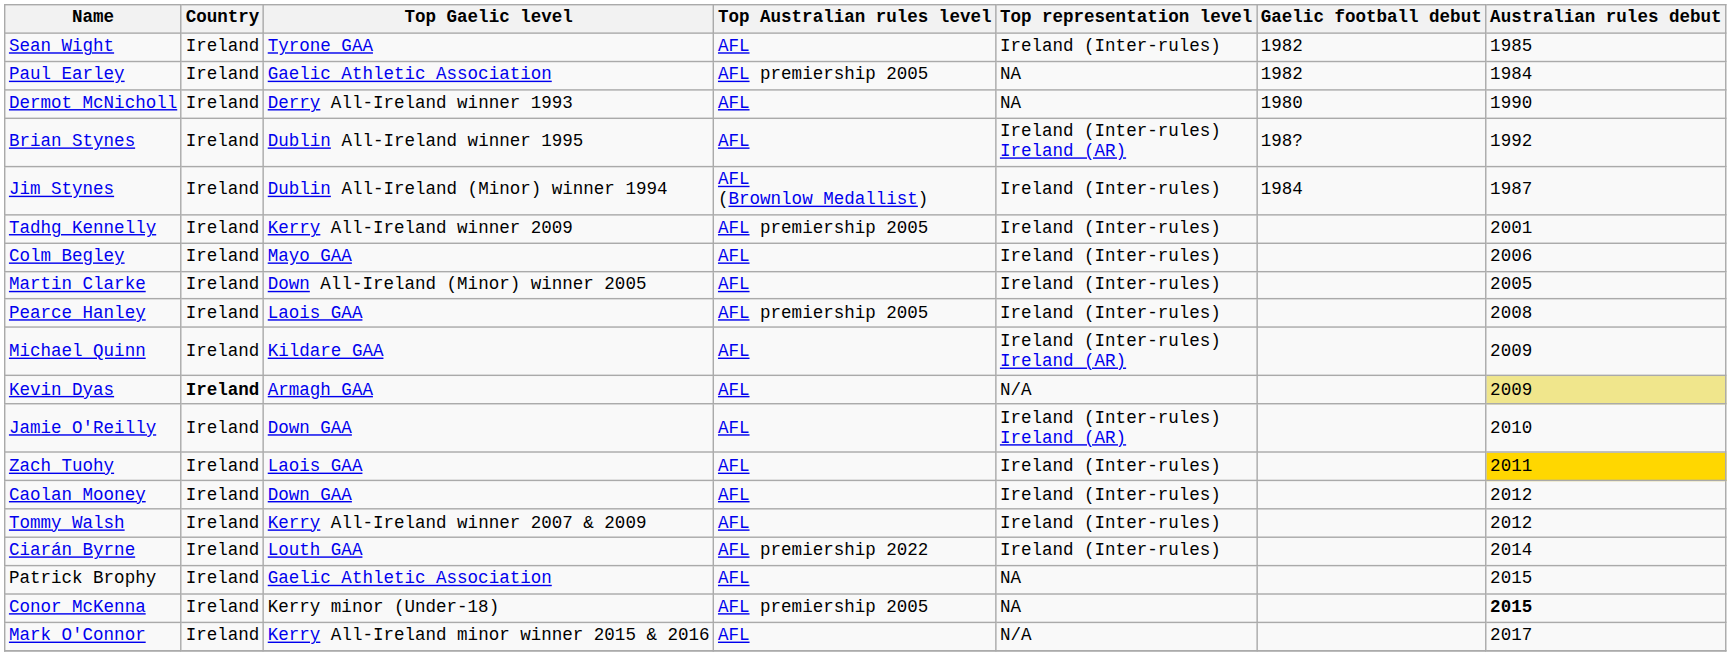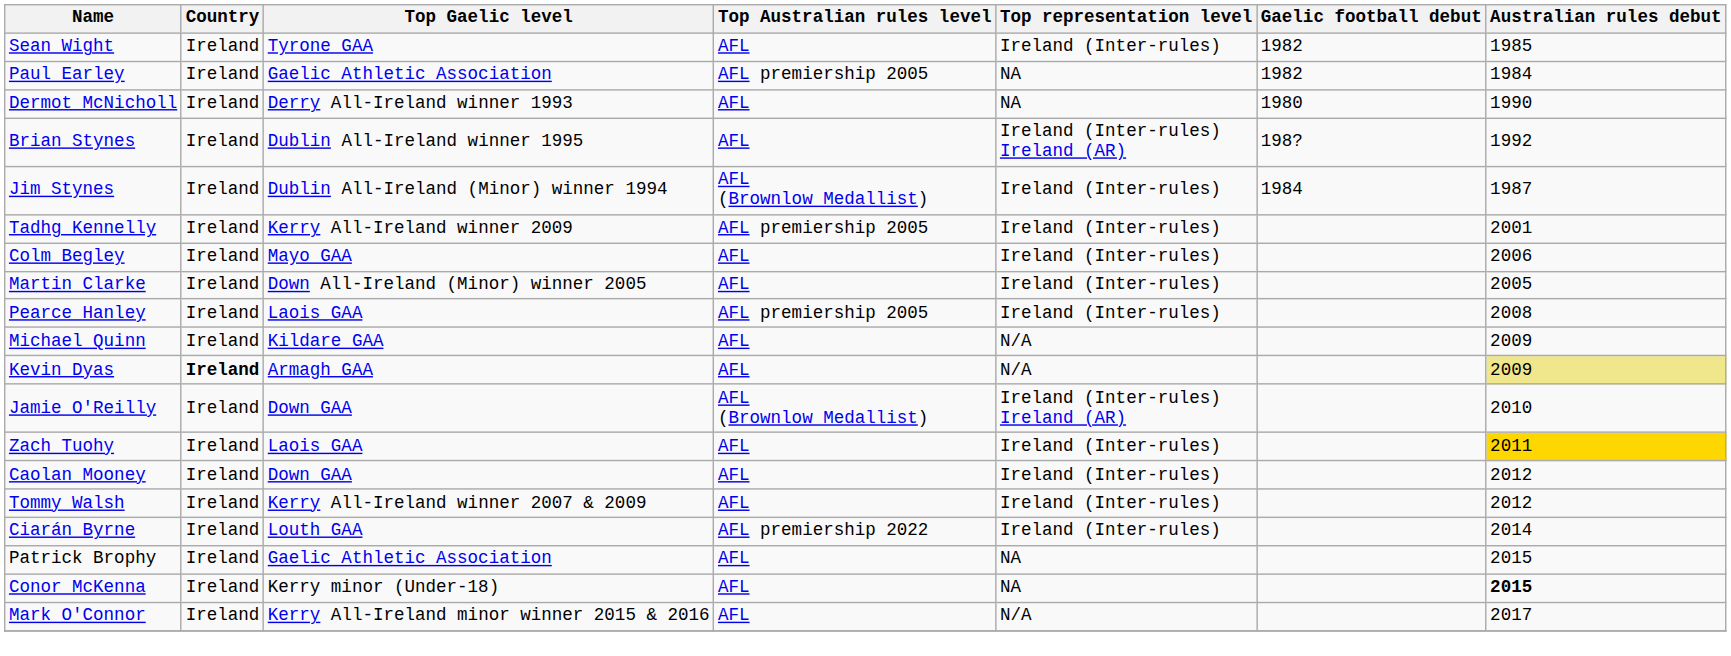(1110, 352) Ireland (Inter-rules) Ireland (AR) -> (1016, 342) N/A
(734, 429) AFL -> (823, 409) AFL (Brownlow Medallist)
(823, 608) AFL premiership 2005 -> (734, 588) AFL
